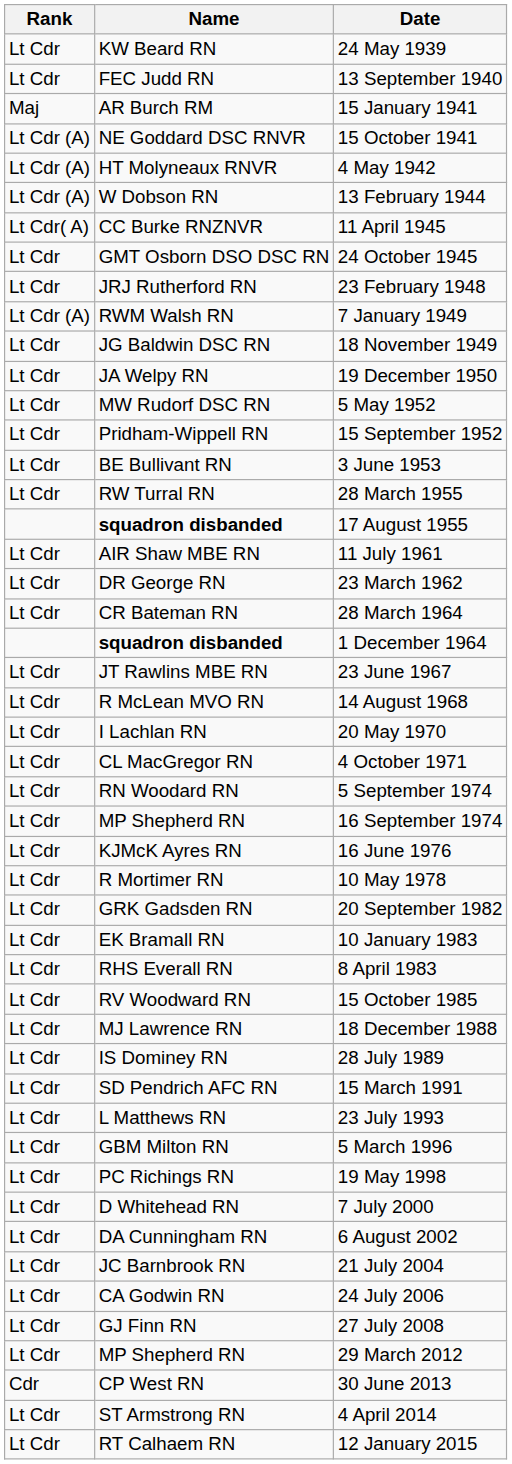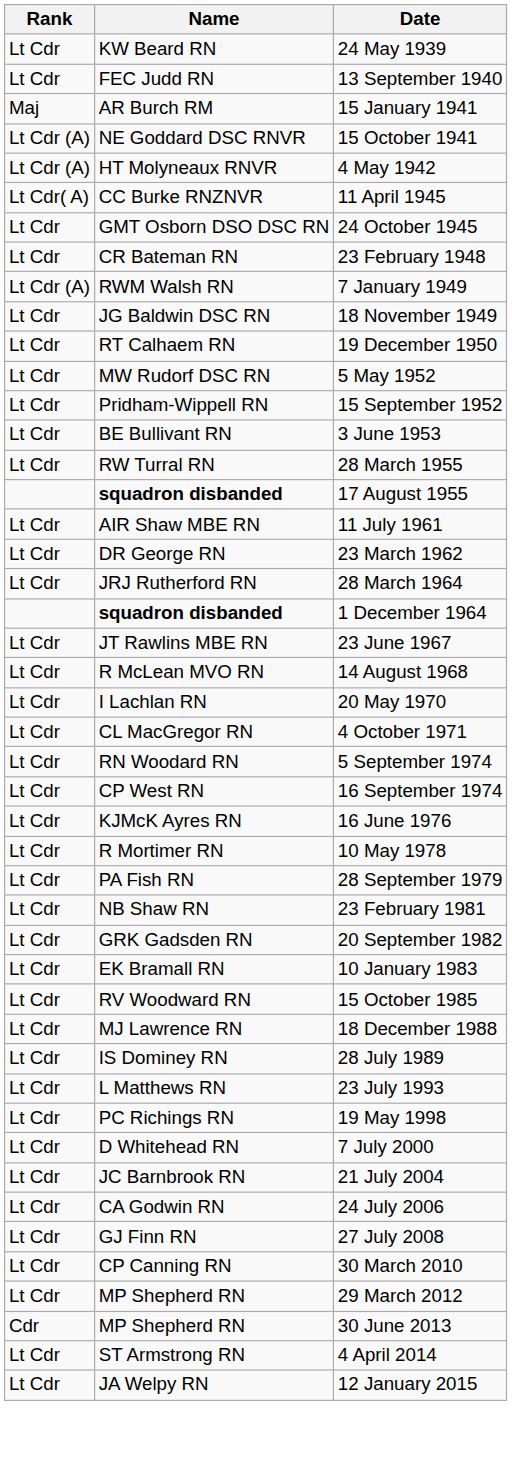- row: (412, 197)
(178, 286) JRJ Rutherford RN -> (168, 256) CR Bateman RN
(154, 375) JA Welpy RN -> (167, 345) RT Calhaem RN
(168, 613) CR Bateman RN -> (178, 583) JRJ Rutherford RN
(172, 820) MP Shepherd RN -> (151, 791) CP West RN
+ row: (420, 880)
+ row: (412, 910)
- row: (387, 969)
- row: (400, 1088)
- row: (395, 1147)
- row: (398, 1236)
+ row: (400, 1266)
(151, 1385) CP West RN -> (172, 1325) MP Shepherd RN
(167, 1444) RT Calhaem RN -> (154, 1385) JA Welpy RN
